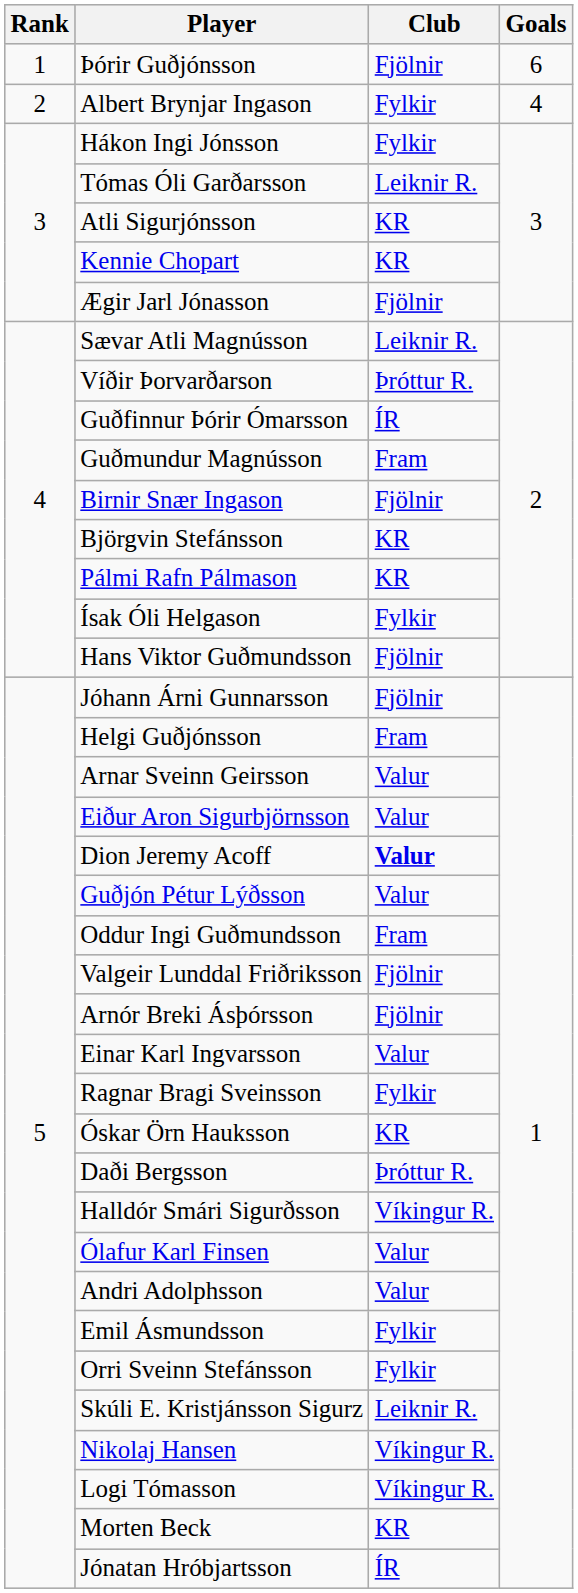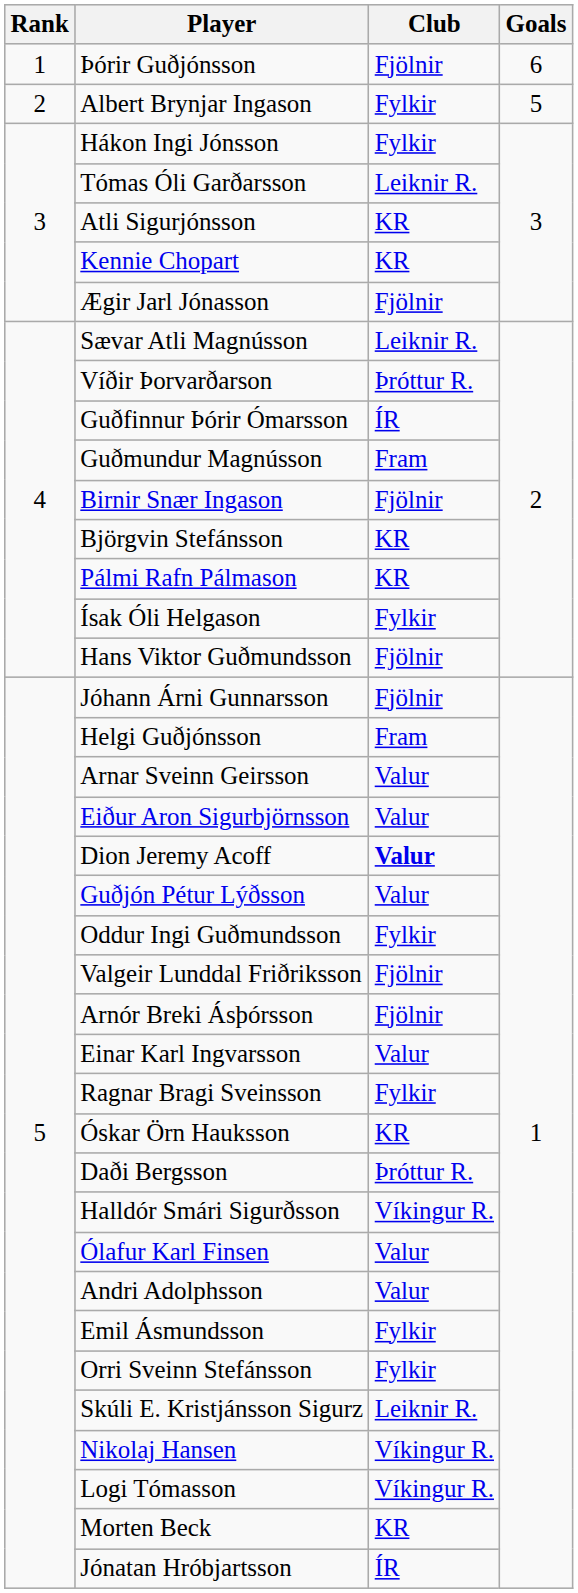(536, 103) 4 -> (536, 103) 5
(401, 934) Fram -> (405, 934) Fylkir
